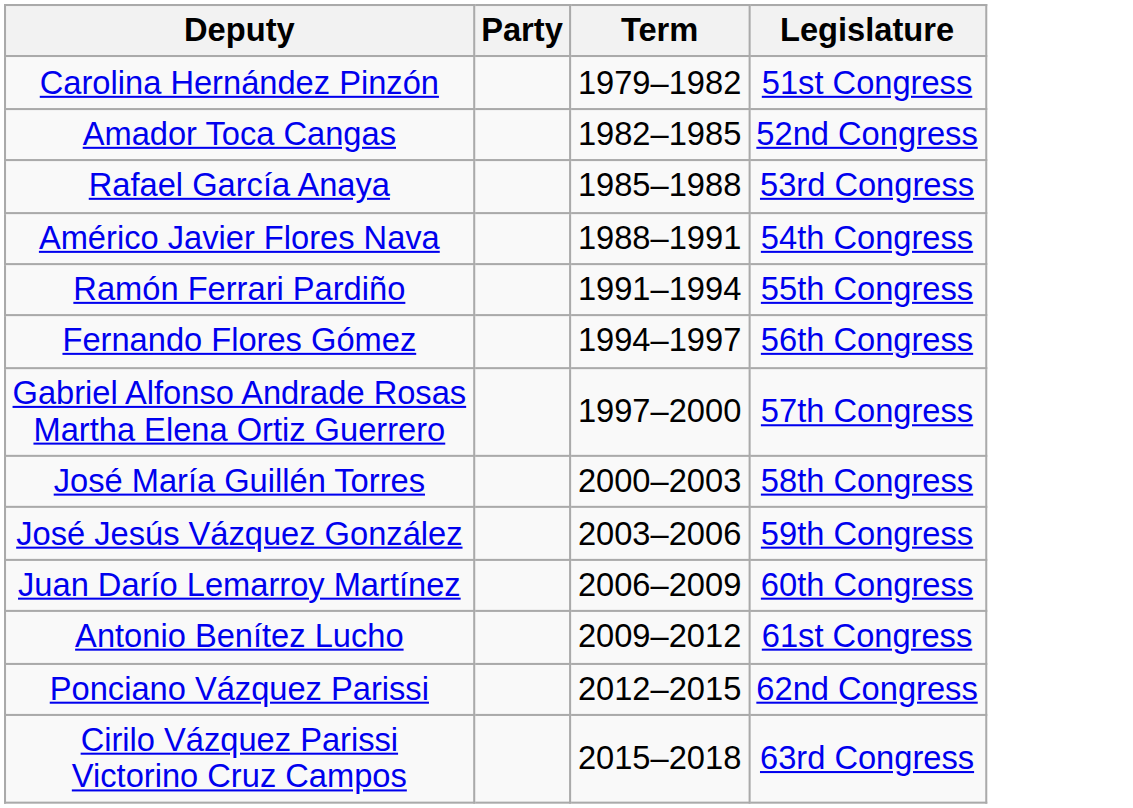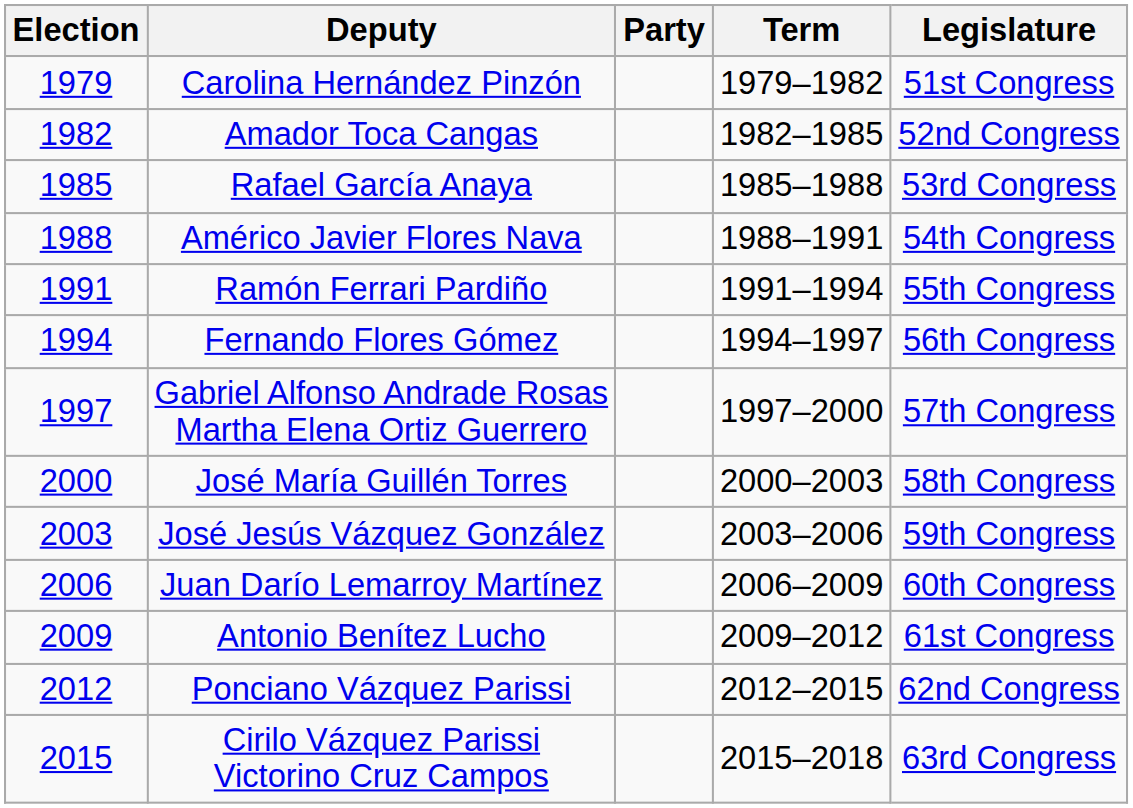+ column: (76, 30)
